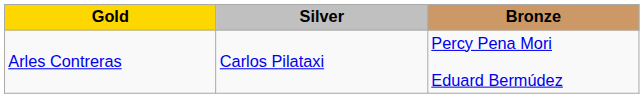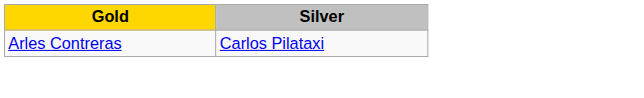- column: (533, 17)
